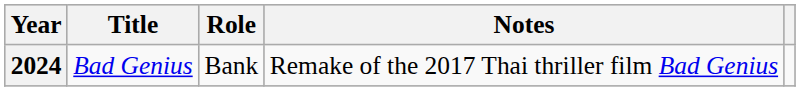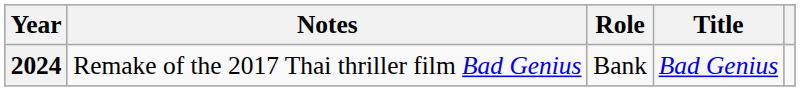columns swapped: (133, 24) <-> (524, 24)
